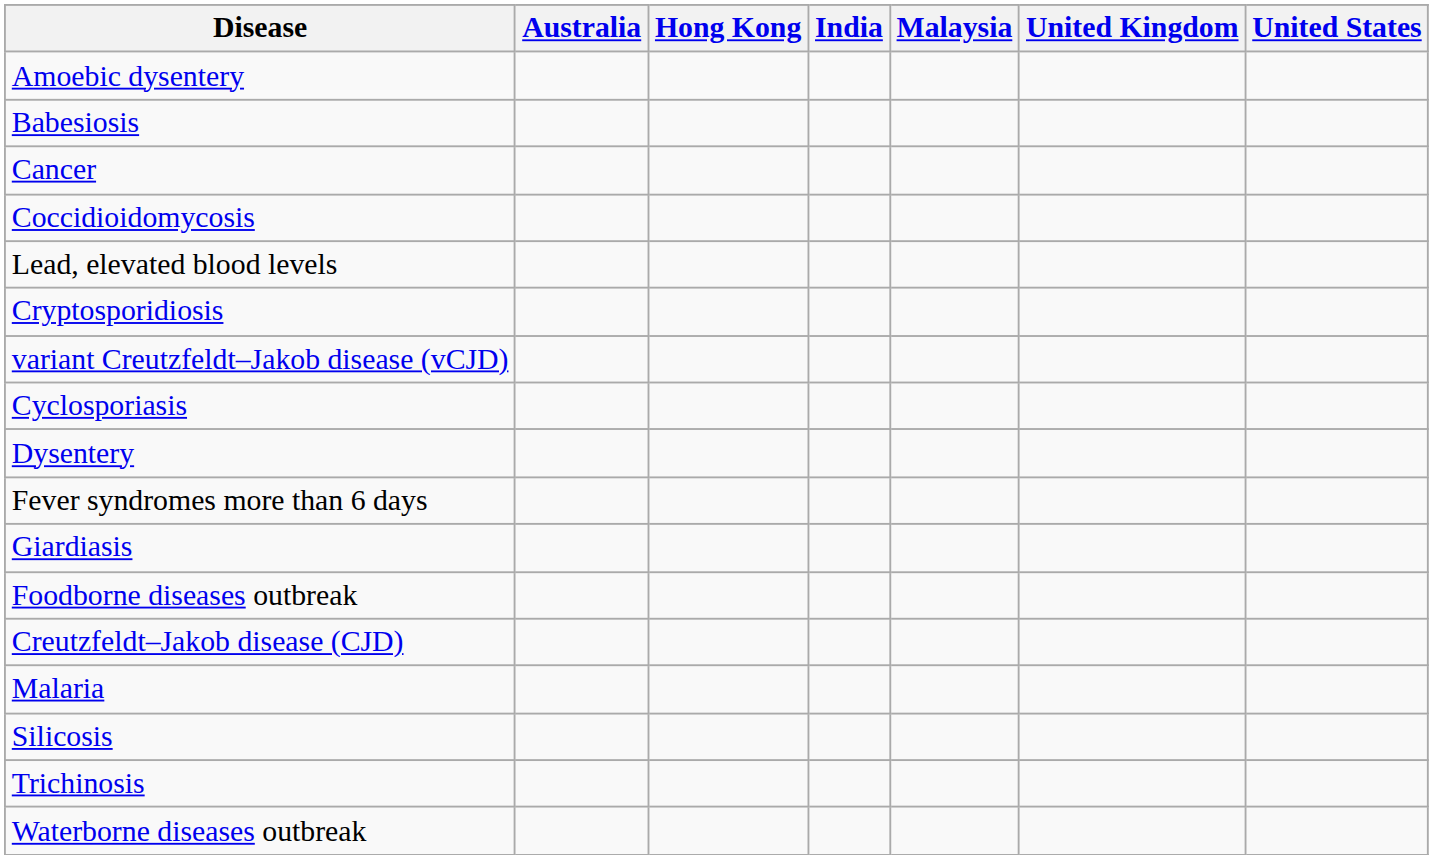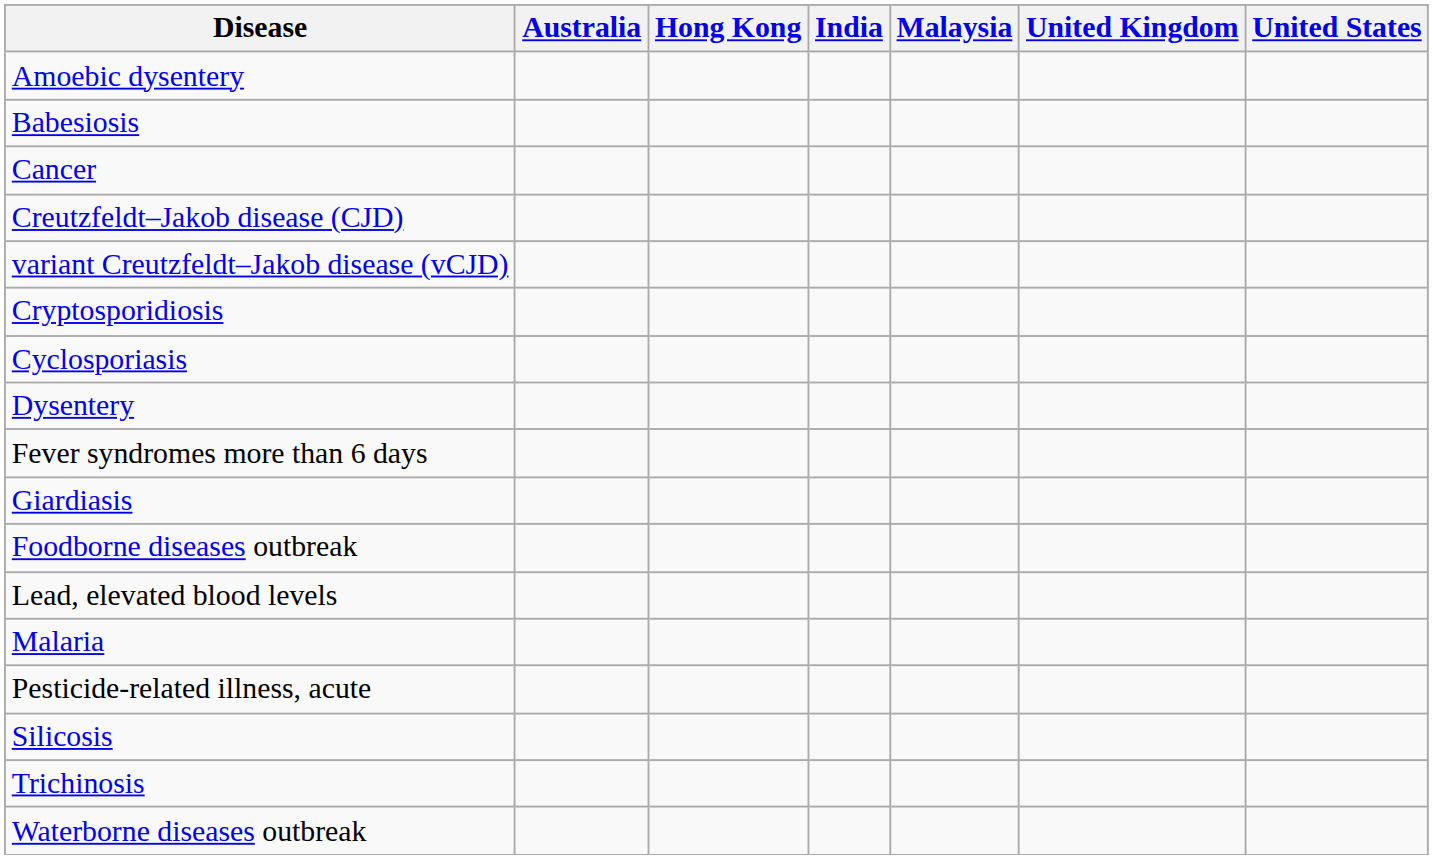- row: (133, 216)
rows swapped: (208, 641) <-> (175, 264)
rows swapped: (260, 358) <-> (118, 311)
+ row: (192, 688)
